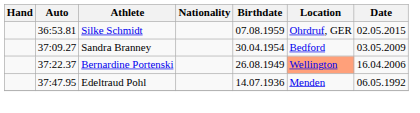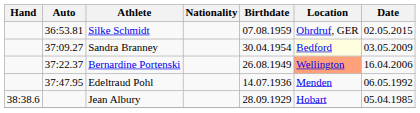(307, 47) no background -> (314, 47) lightyellow background
+ row: (114, 99)
